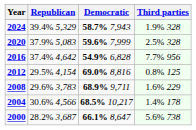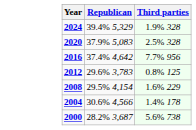- column: (107, 12)
(53, 72) 29.5% 4,154 -> (110, 72) 29.6% 3,783
(53, 87) 29.6% 3,783 -> (110, 87) 29.5% 4,154
